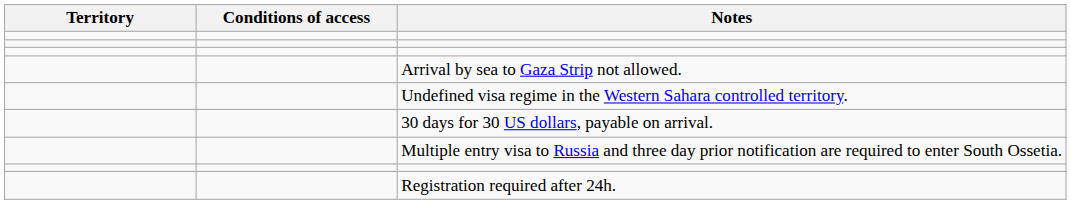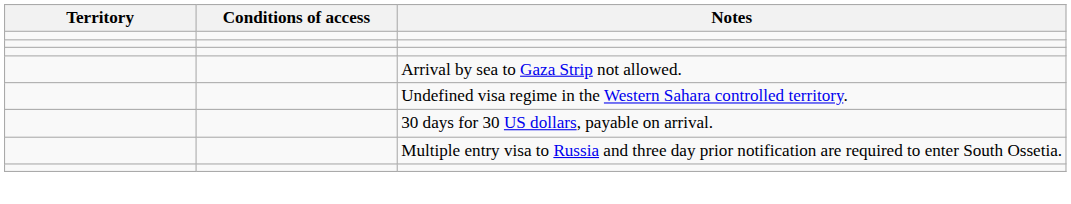- row: (100, 185)
